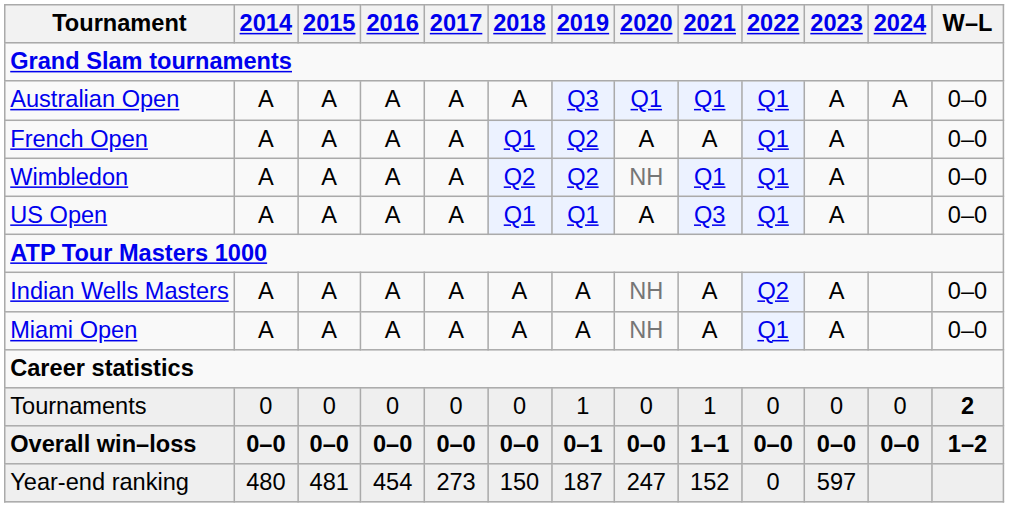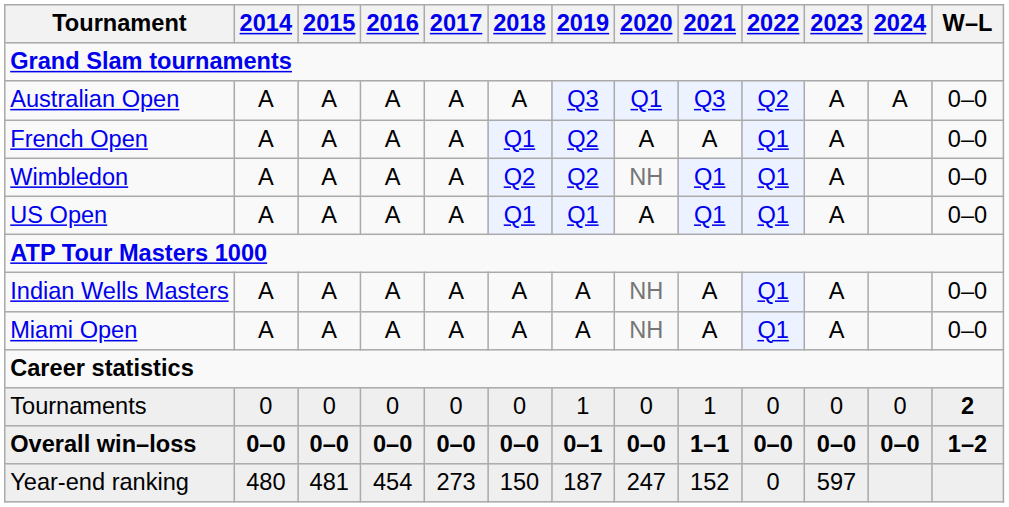(710, 99) Q1 -> (710, 99) Q3
(773, 99) Q1 -> (773, 99) Q2
(710, 214) Q3 -> (710, 214) Q1
(773, 291) Q2 -> (773, 291) Q1
